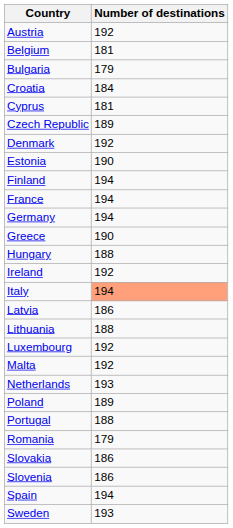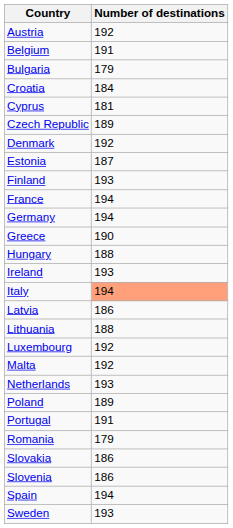(104, 50) 181 -> (104, 50) 191
(104, 161) 190 -> (104, 161) 187
(104, 180) 194 -> (104, 180) 193
(104, 273) 192 -> (104, 273) 193
(104, 421) 188 -> (104, 421) 191
